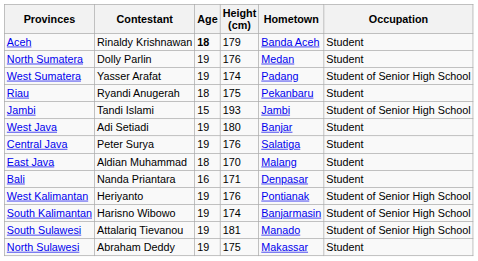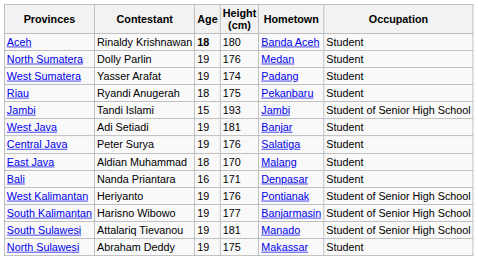(232, 42) 179 -> (232, 42) 180
(398, 76) Student of Senior High School -> (345, 76) Student
(232, 128) 180 -> (232, 128) 181
(232, 213) 174 -> (232, 213) 177
